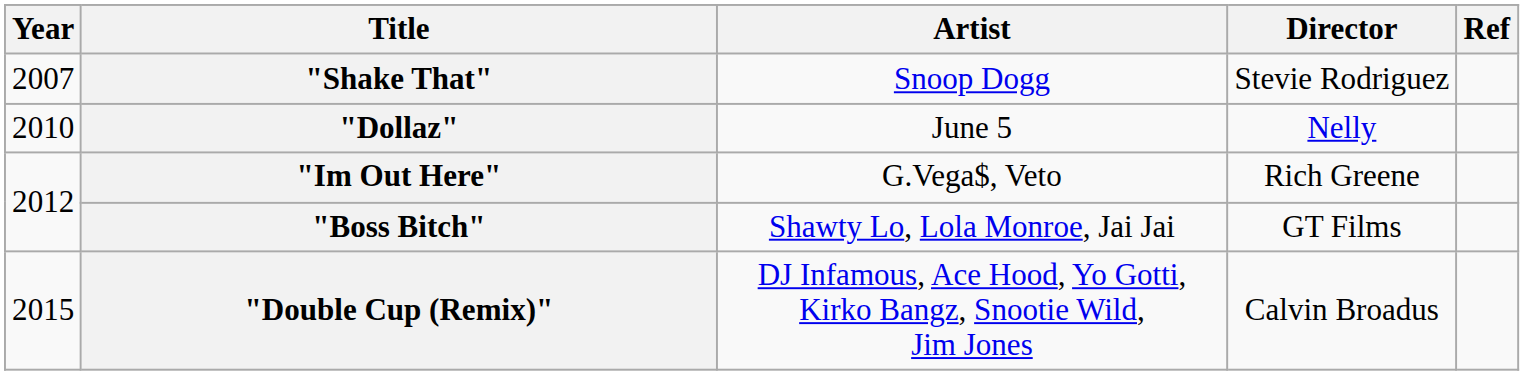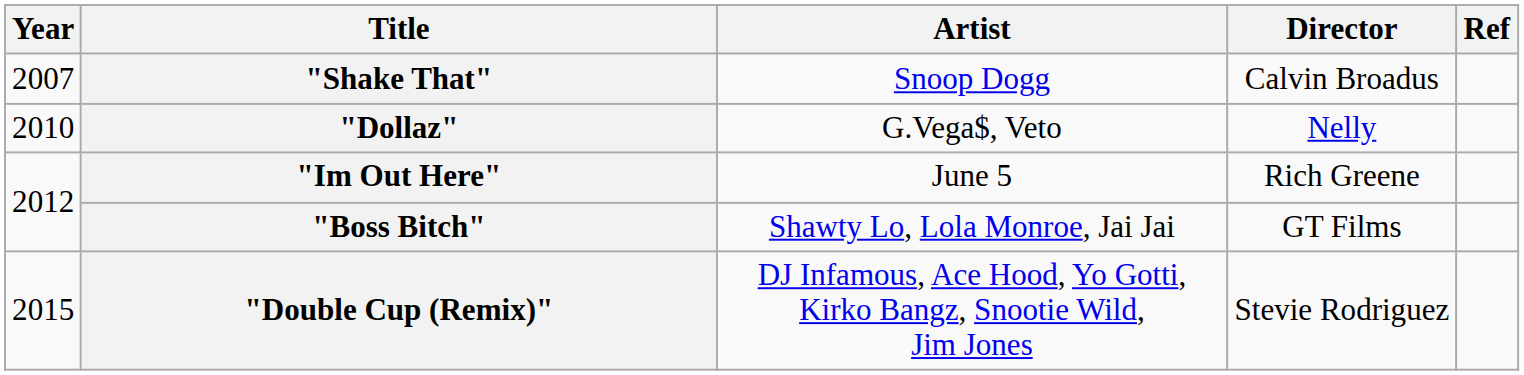(1342, 78) Stevie Rodriguez -> (1342, 78) Calvin Broadus
(972, 127) June 5 -> (972, 127) G.Vega$, Veto
(972, 176) G.Vega$, Veto -> (972, 176) June 5
(1342, 310) Calvin Broadus -> (1342, 310) Stevie Rodriguez
